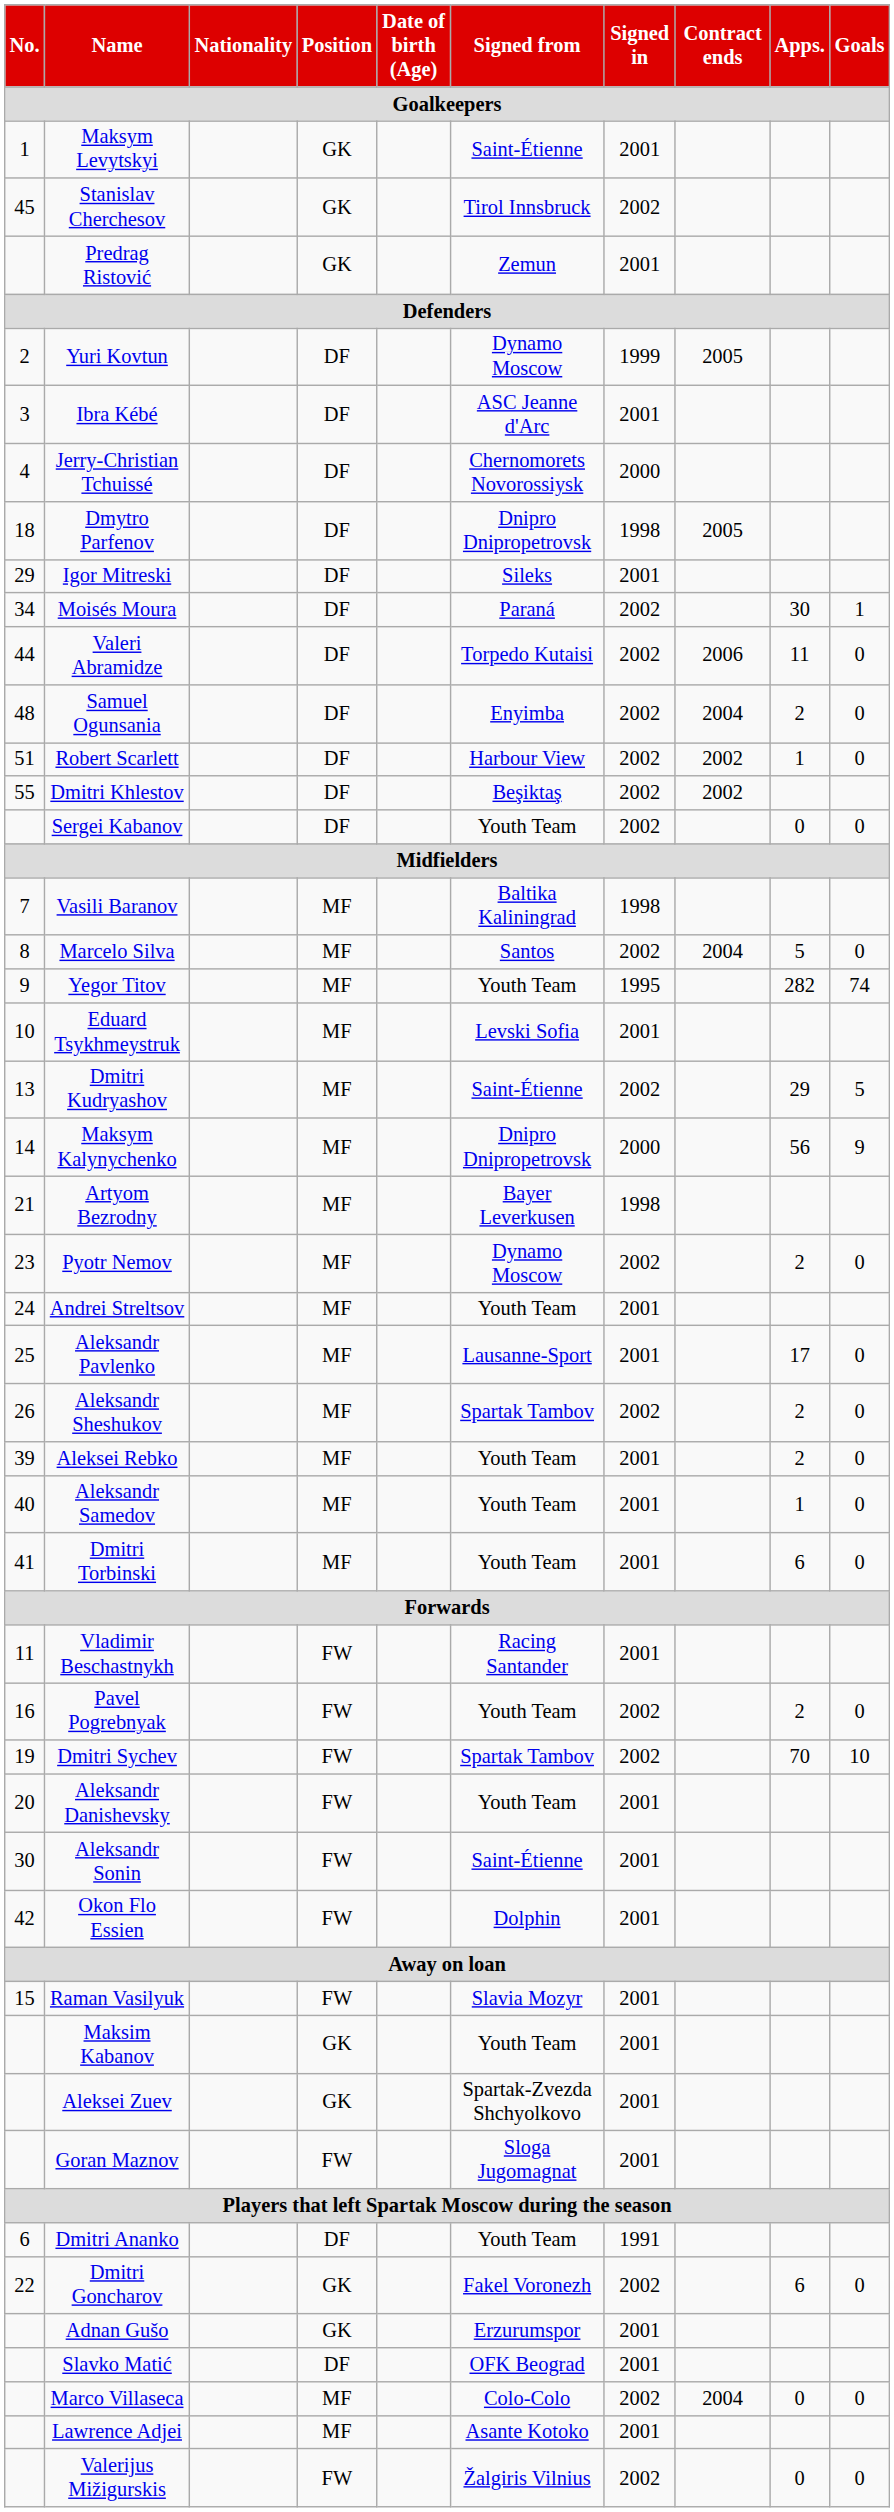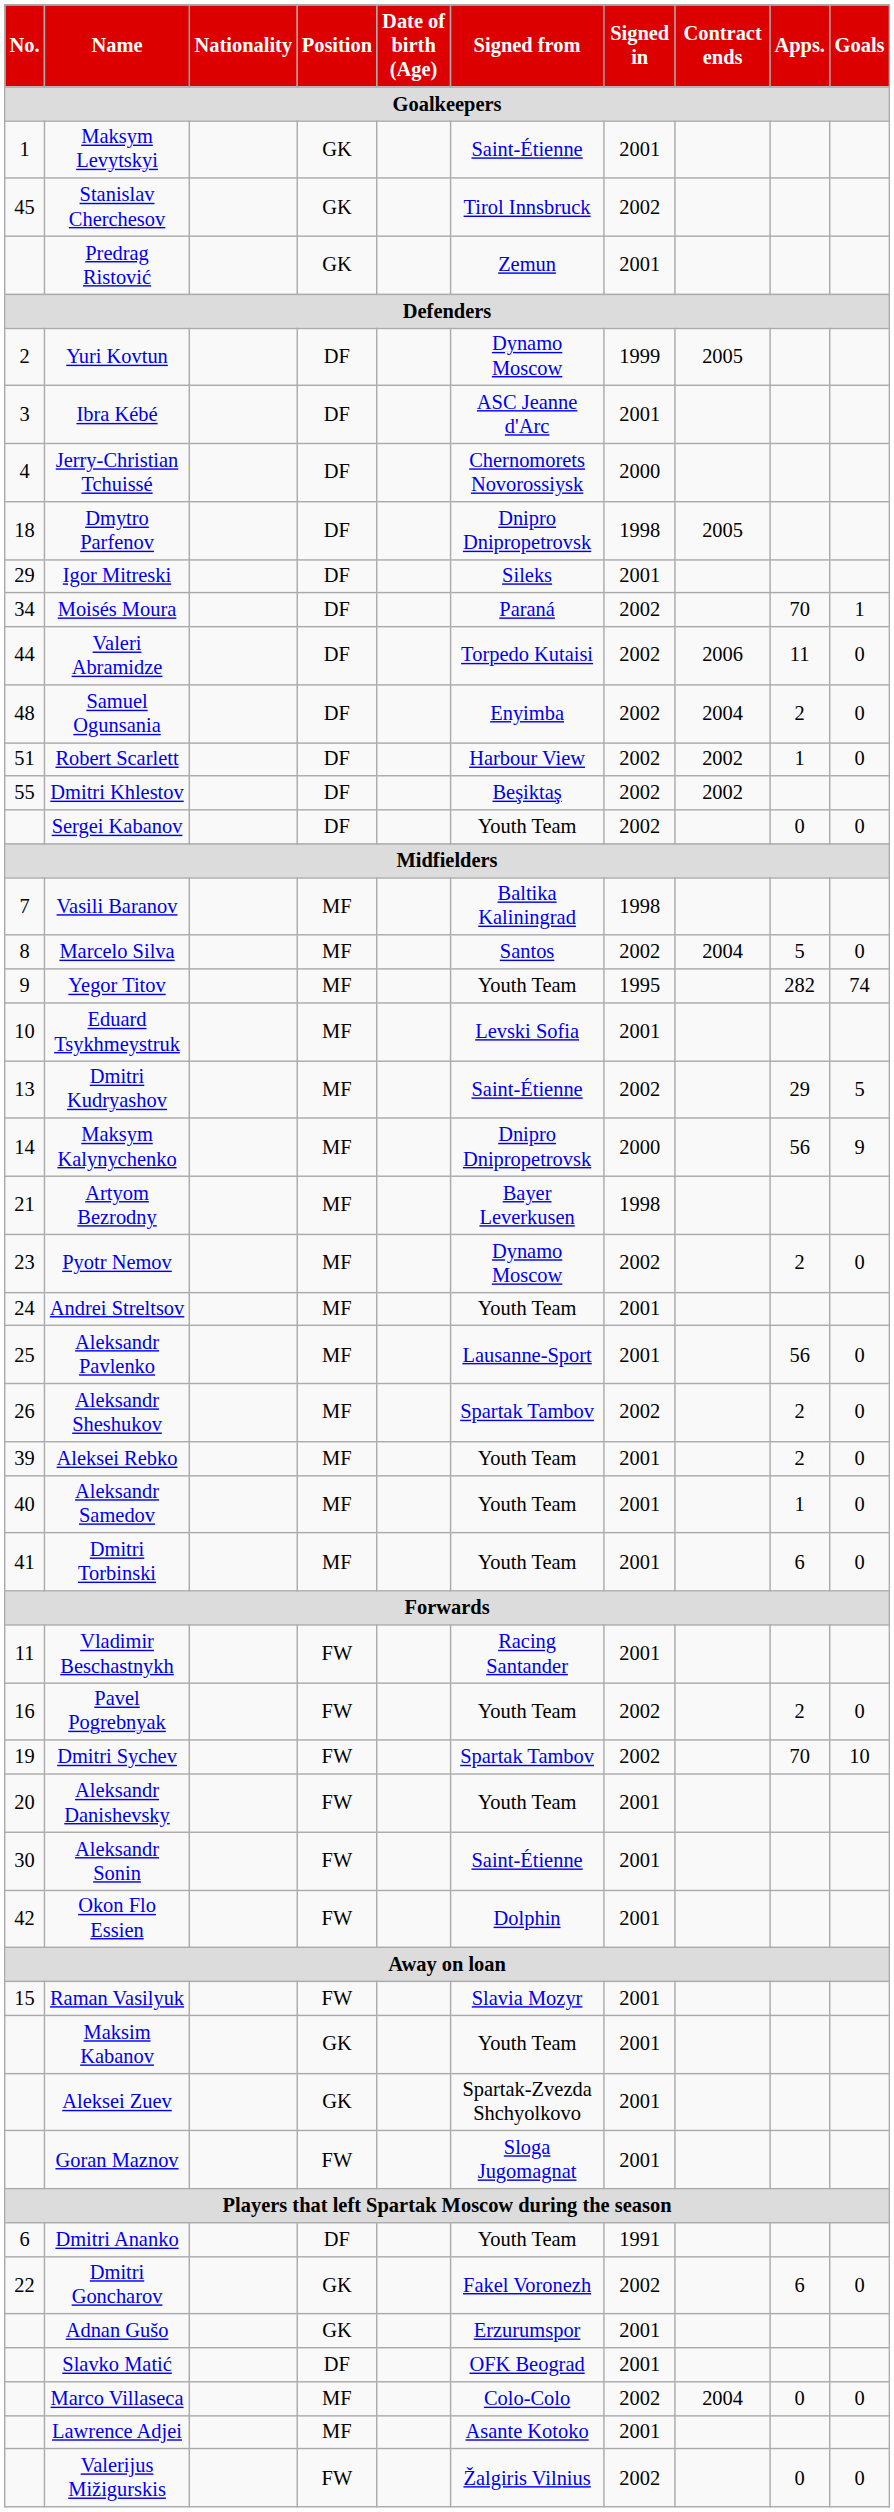(800, 609) 30 -> (800, 609) 70
(800, 1354) 17 -> (800, 1354) 56
